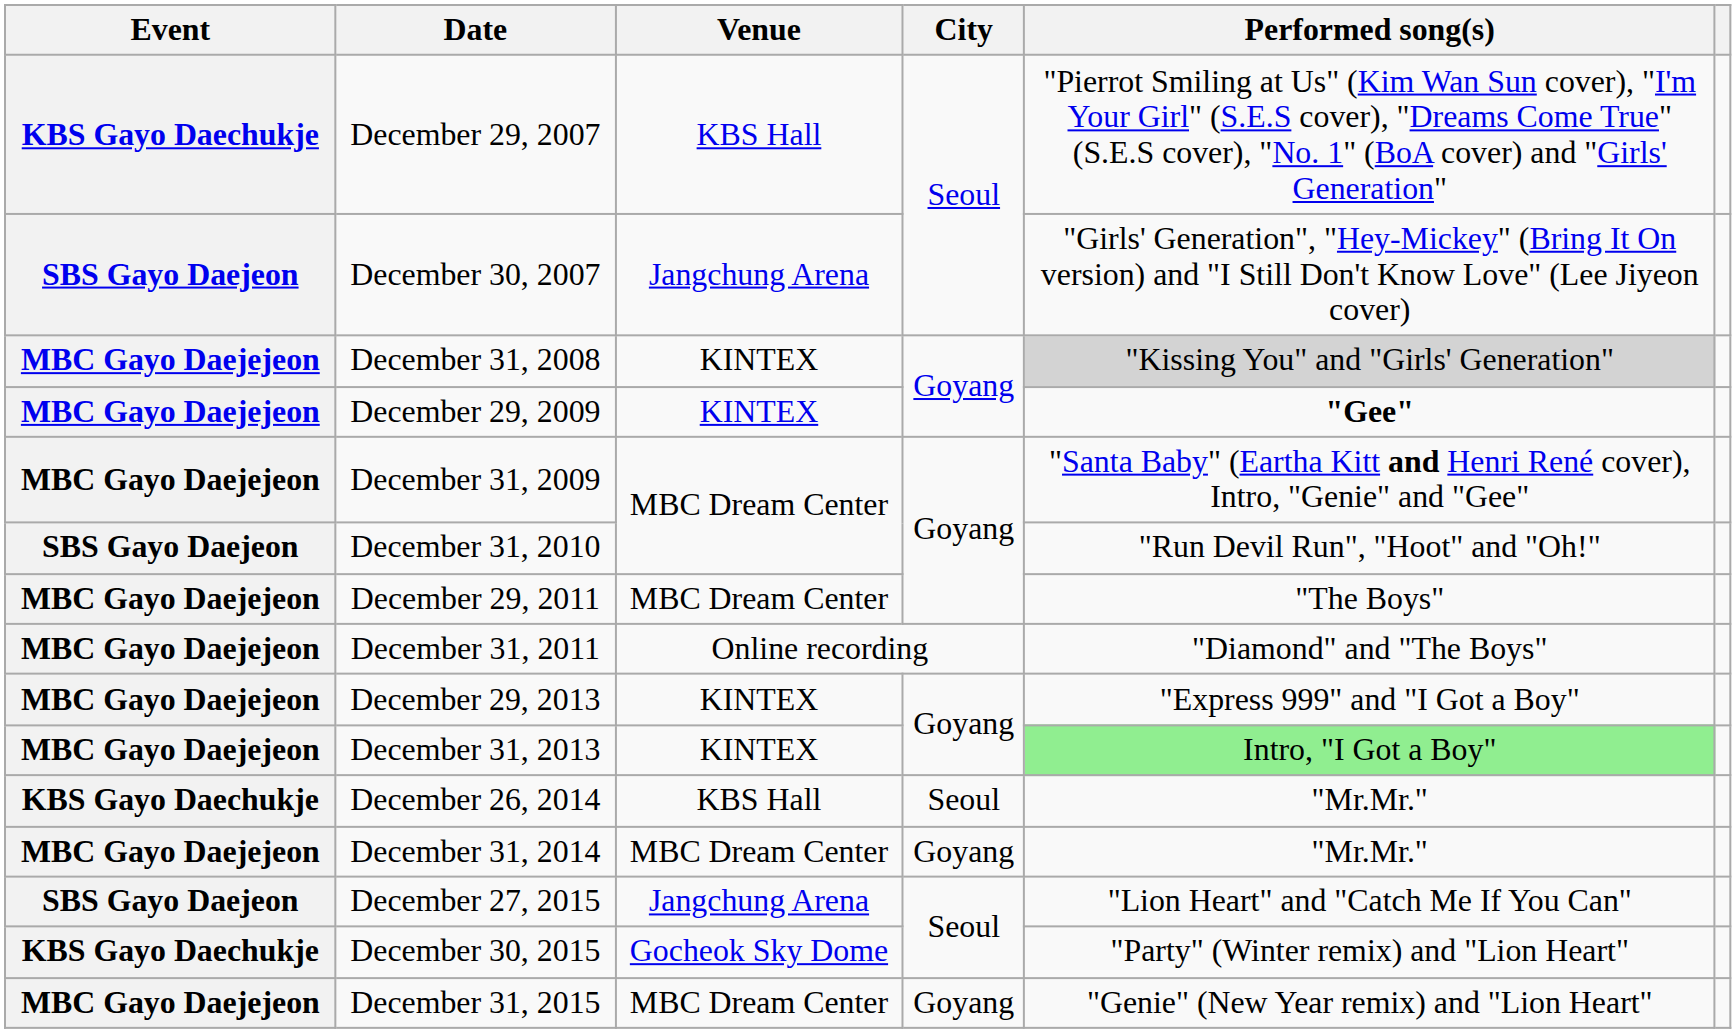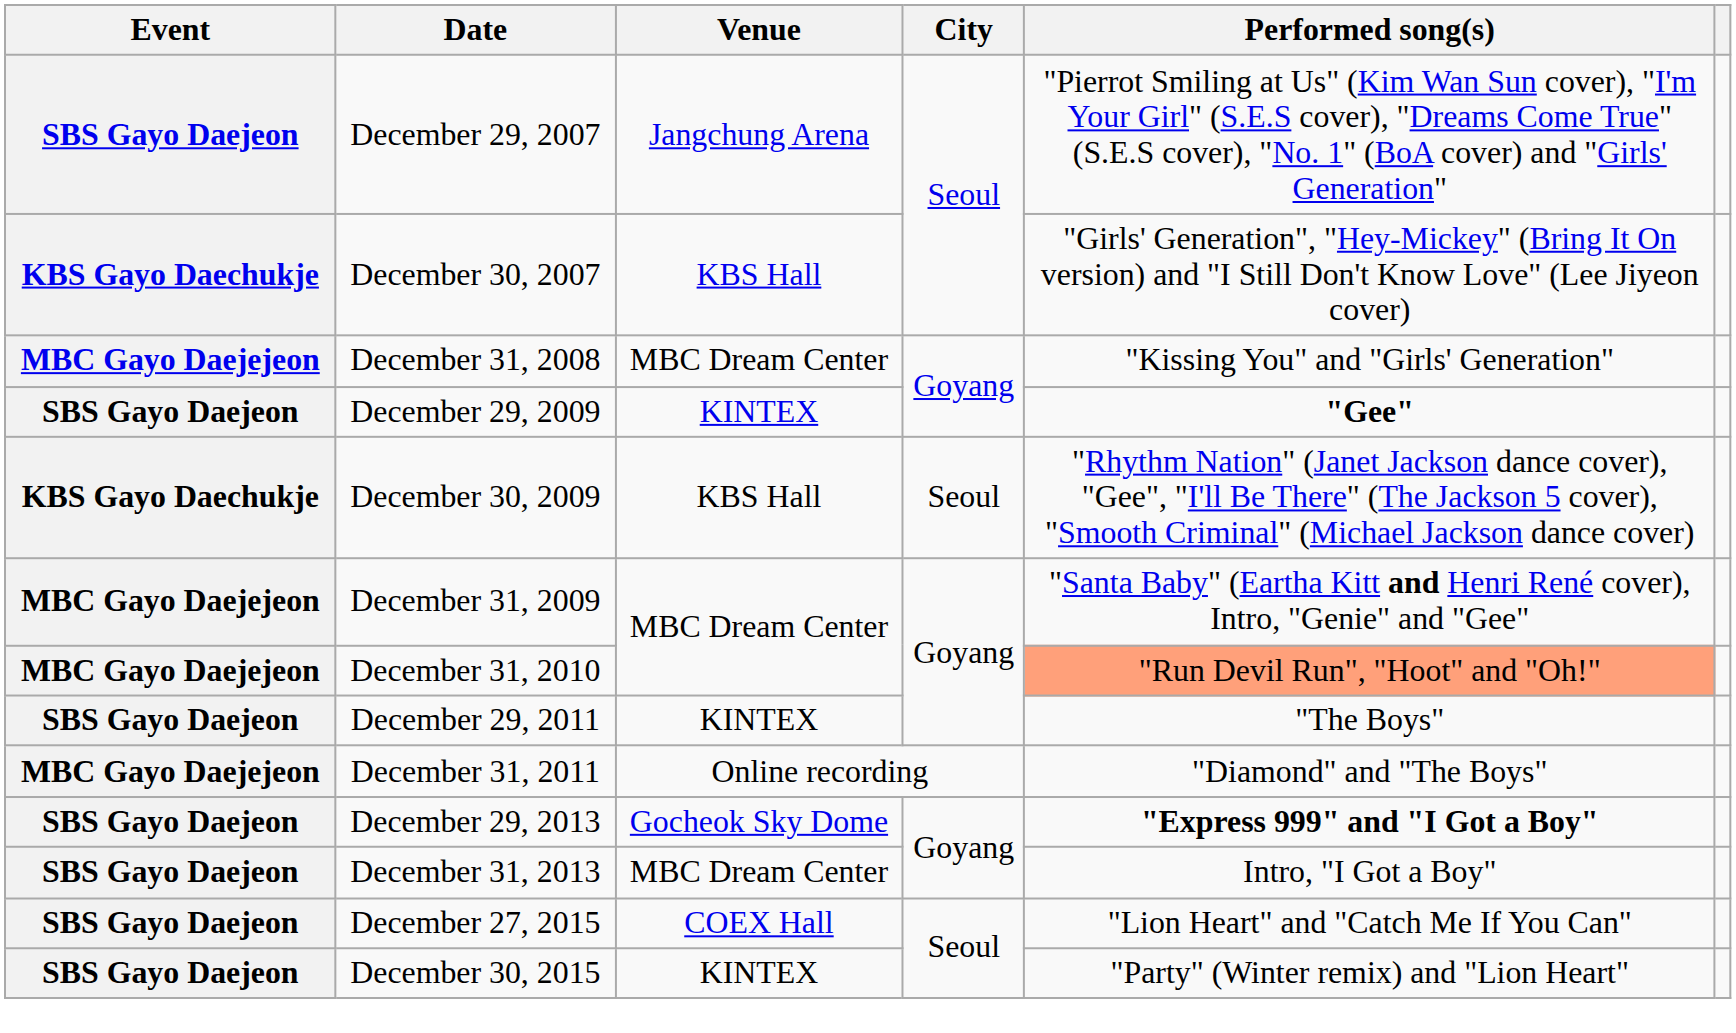(170, 133) KBS Gayo Daechukje -> (170, 133) SBS Gayo Daejeon
(759, 133) KBS Hall -> (759, 133) Jangchung Arena
(170, 274) SBS Gayo Daejeon -> (170, 274) KBS Gayo Daechukje
(759, 274) Jangchung Arena -> (759, 274) KBS Hall
(759, 360) KINTEX -> (759, 360) MBC Dream Center
(1370, 360) lightgrey background -> (1370, 360) no background
(170, 410) MBC Gayo Daejejeon -> (170, 410) SBS Gayo Daejeon
+ row: (475, 497)
(170, 547) SBS Gayo Daejeon -> (170, 669) MBC Gayo Daejejeon
(1370, 547) no background -> (1370, 669) lightsalmon background
(170, 598) MBC Gayo Daejejeon -> (170, 720) SBS Gayo Daejeon
(759, 598) MBC Dream Center -> (759, 720) KINTEX
(170, 699) MBC Gayo Daejejeon -> (170, 821) SBS Gayo Daejeon
(759, 699) KINTEX -> (759, 821) Gocheok Sky Dome
(1370, 699) normal -> (1370, 821) bold
(170, 749) MBC Gayo Daejejeon -> (170, 871) SBS Gayo Daejeon
(759, 749) KINTEX -> (759, 871) MBC Dream Center
(1370, 749) lightgreen background -> (1370, 871) no background
- row: (475, 800)
- row: (475, 850)
(759, 901) Jangchung Arena -> (759, 922) COEX Hall
(170, 951) KBS Gayo Daechukje -> (170, 972) SBS Gayo Daejeon
(759, 951) Gocheok Sky Dome -> (759, 972) KINTEX
- row: (475, 1002)
